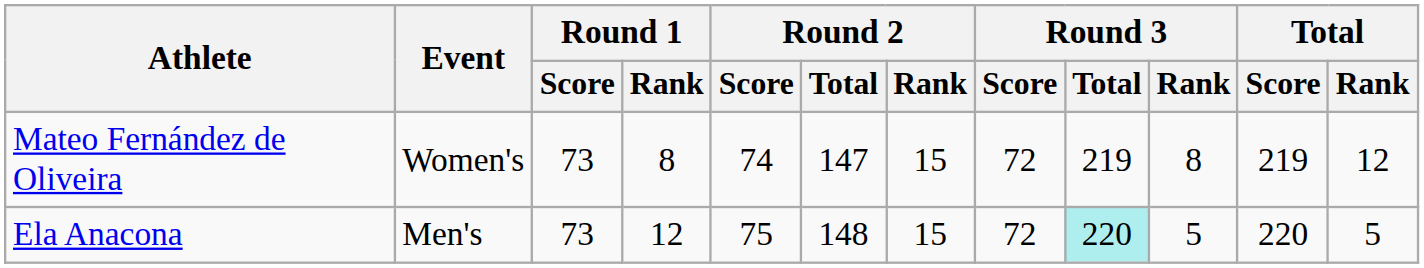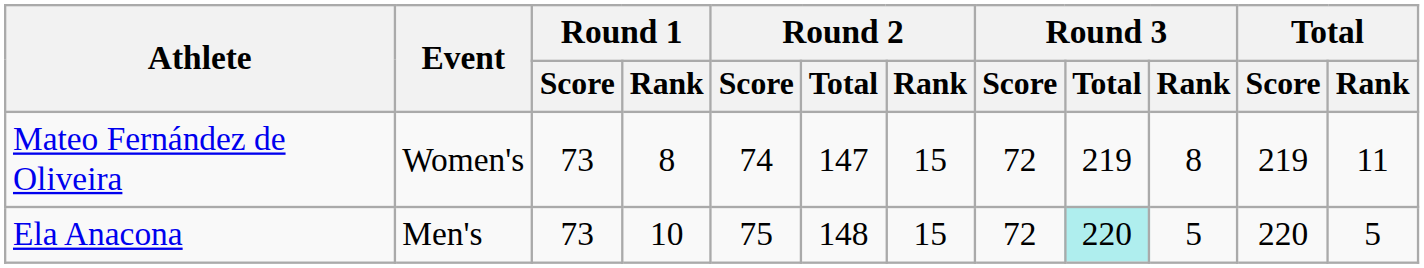(1373, 159) 12 -> (1373, 159) 11
(667, 234) 12 -> (667, 234) 10
